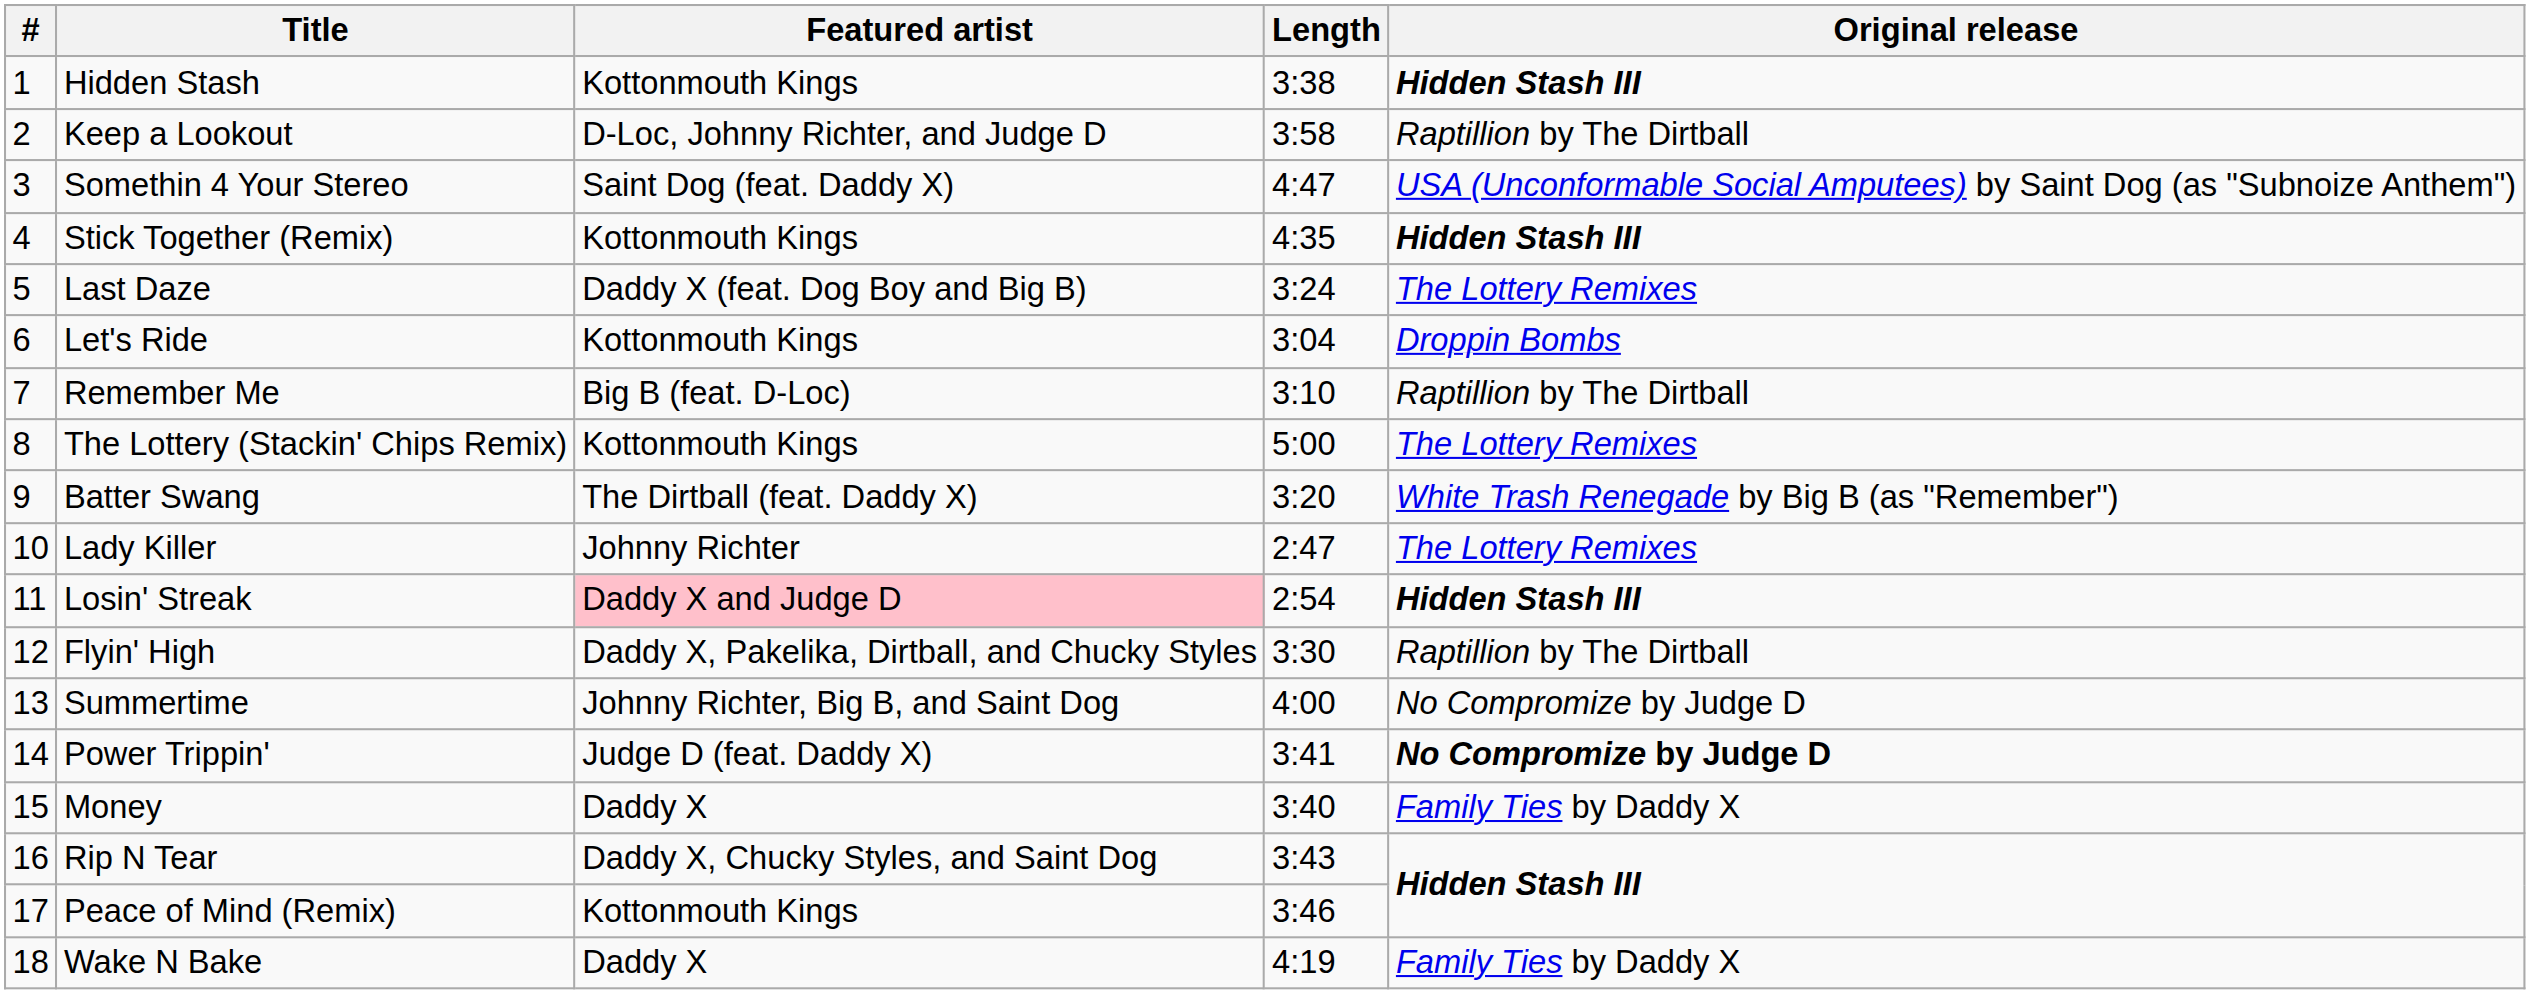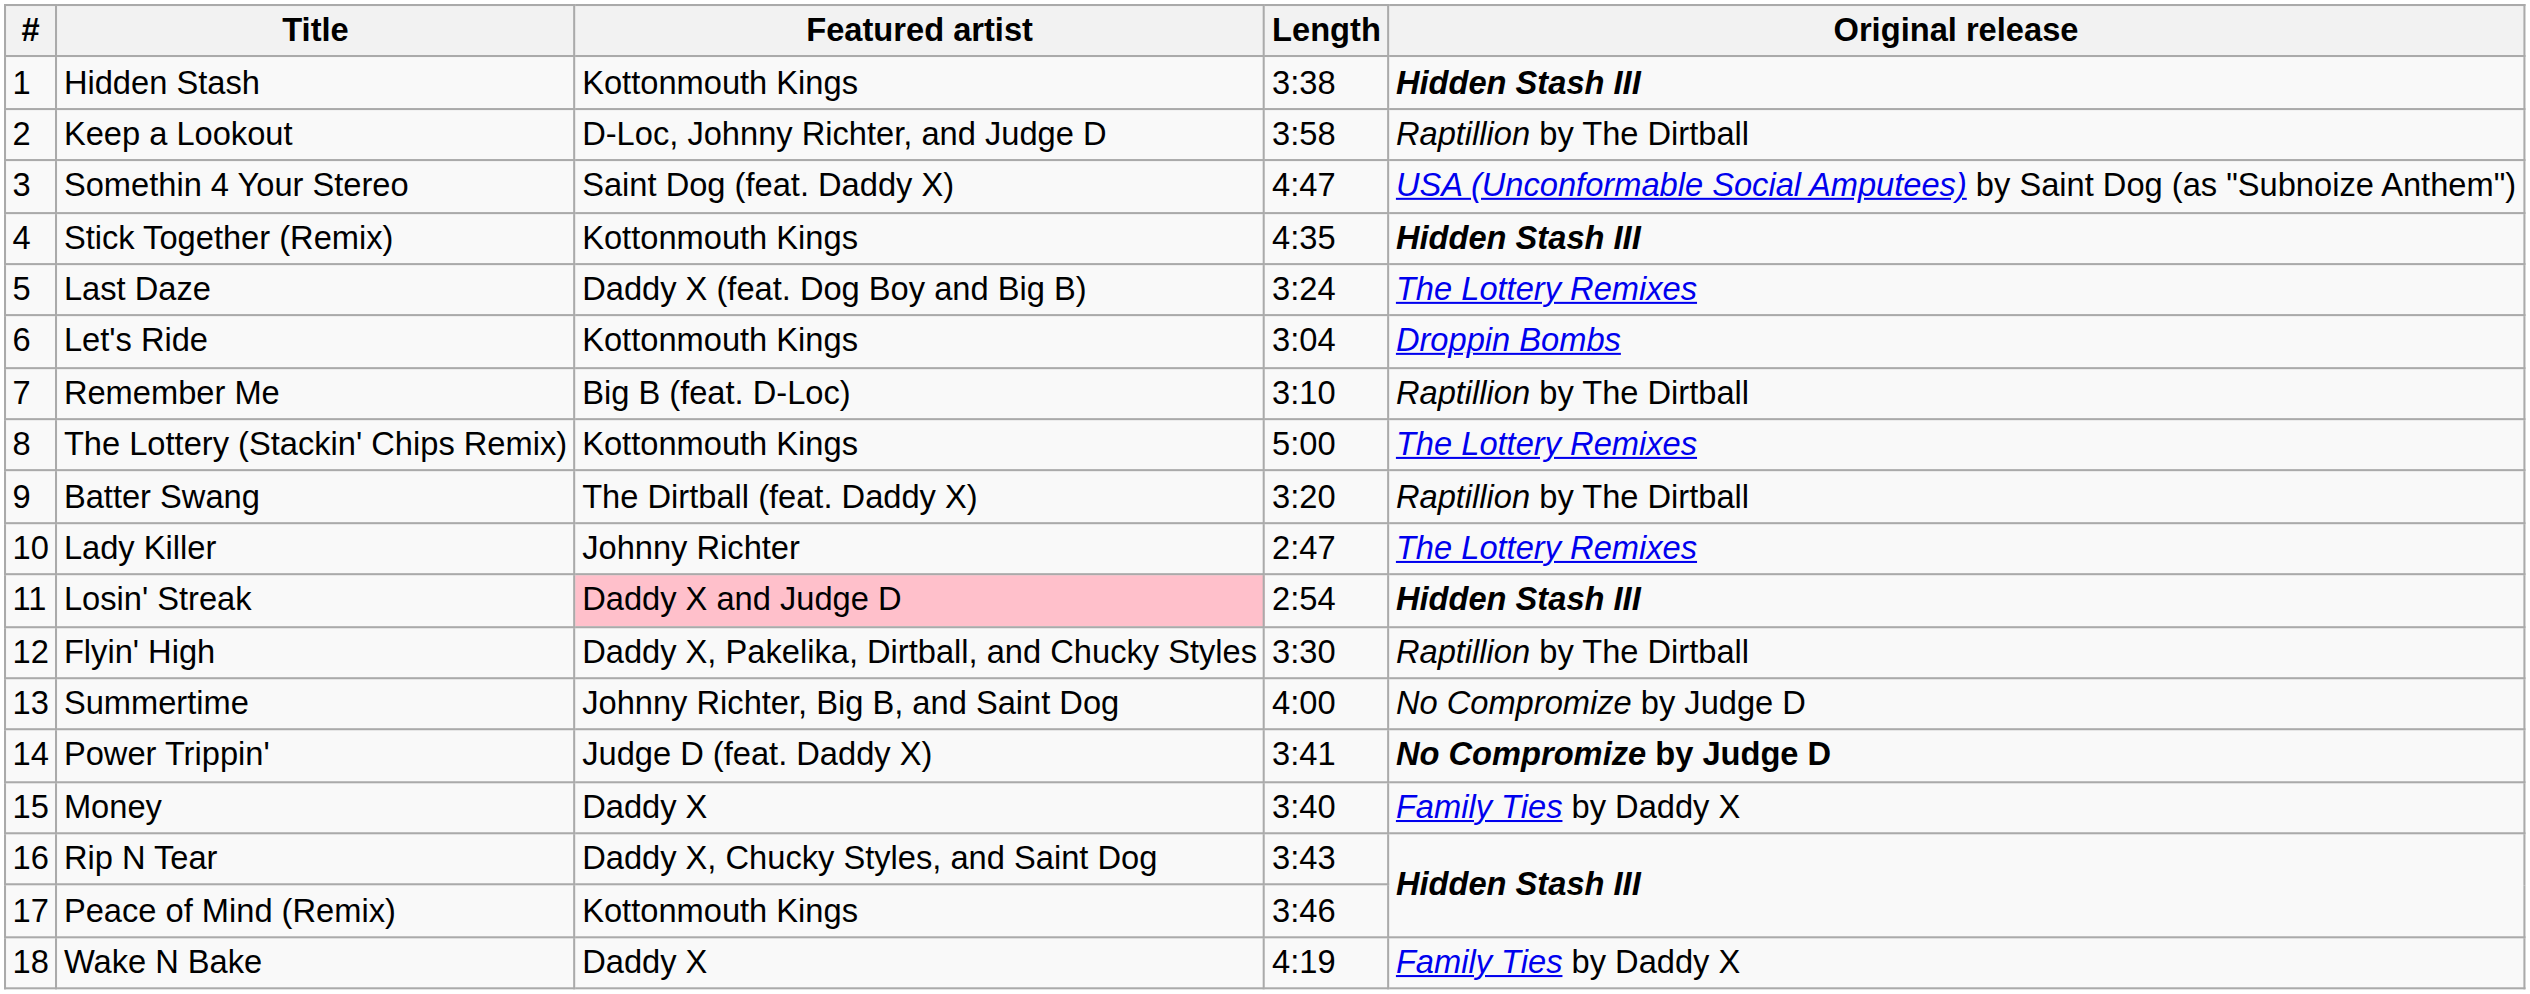(1757, 496) White Trash Renegade by Big B (as "Remember") -> (1573, 496) Raptillion by The Dirtball
